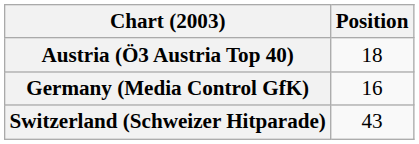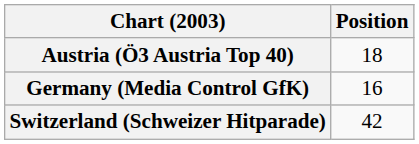(372, 121) 43 -> (372, 121) 42
